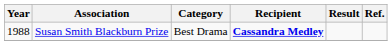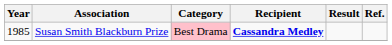(18, 31) 1988 -> (18, 31) 1985
(201, 31) no background -> (201, 31) pink background
